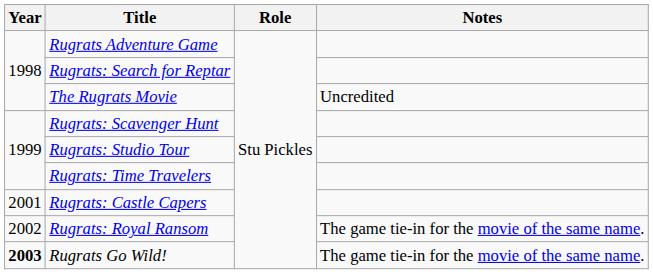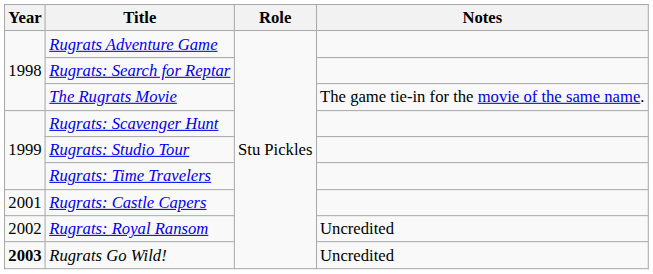(357, 96) Uncredited -> (482, 96) The game tie-in for the movie of the same name.
(482, 228) The game tie-in for the movie of the same name. -> (357, 228) Uncredited
(482, 255) The game tie-in for the movie of the same name. -> (357, 255) Uncredited
